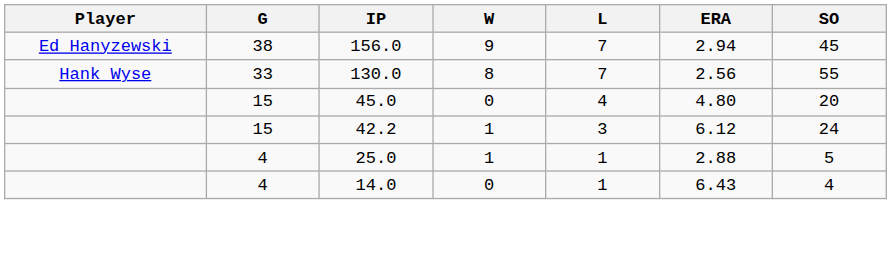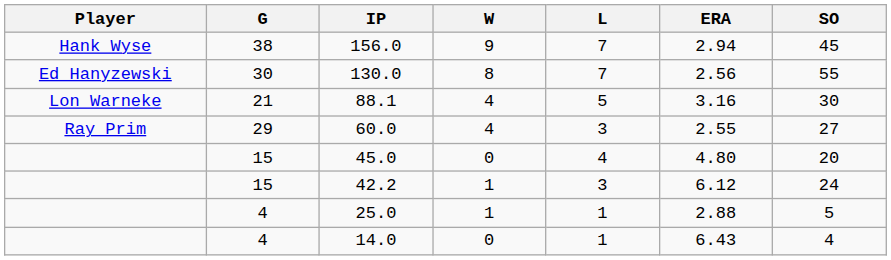(105, 46) Ed Hanyzewski -> (105, 46) Hank Wyse
(105, 74) Hank Wyse -> (105, 74) Ed Hanyzewski
(263, 74) 33 -> (263, 74) 30
+ row: (376, 102)
+ row: (376, 130)
